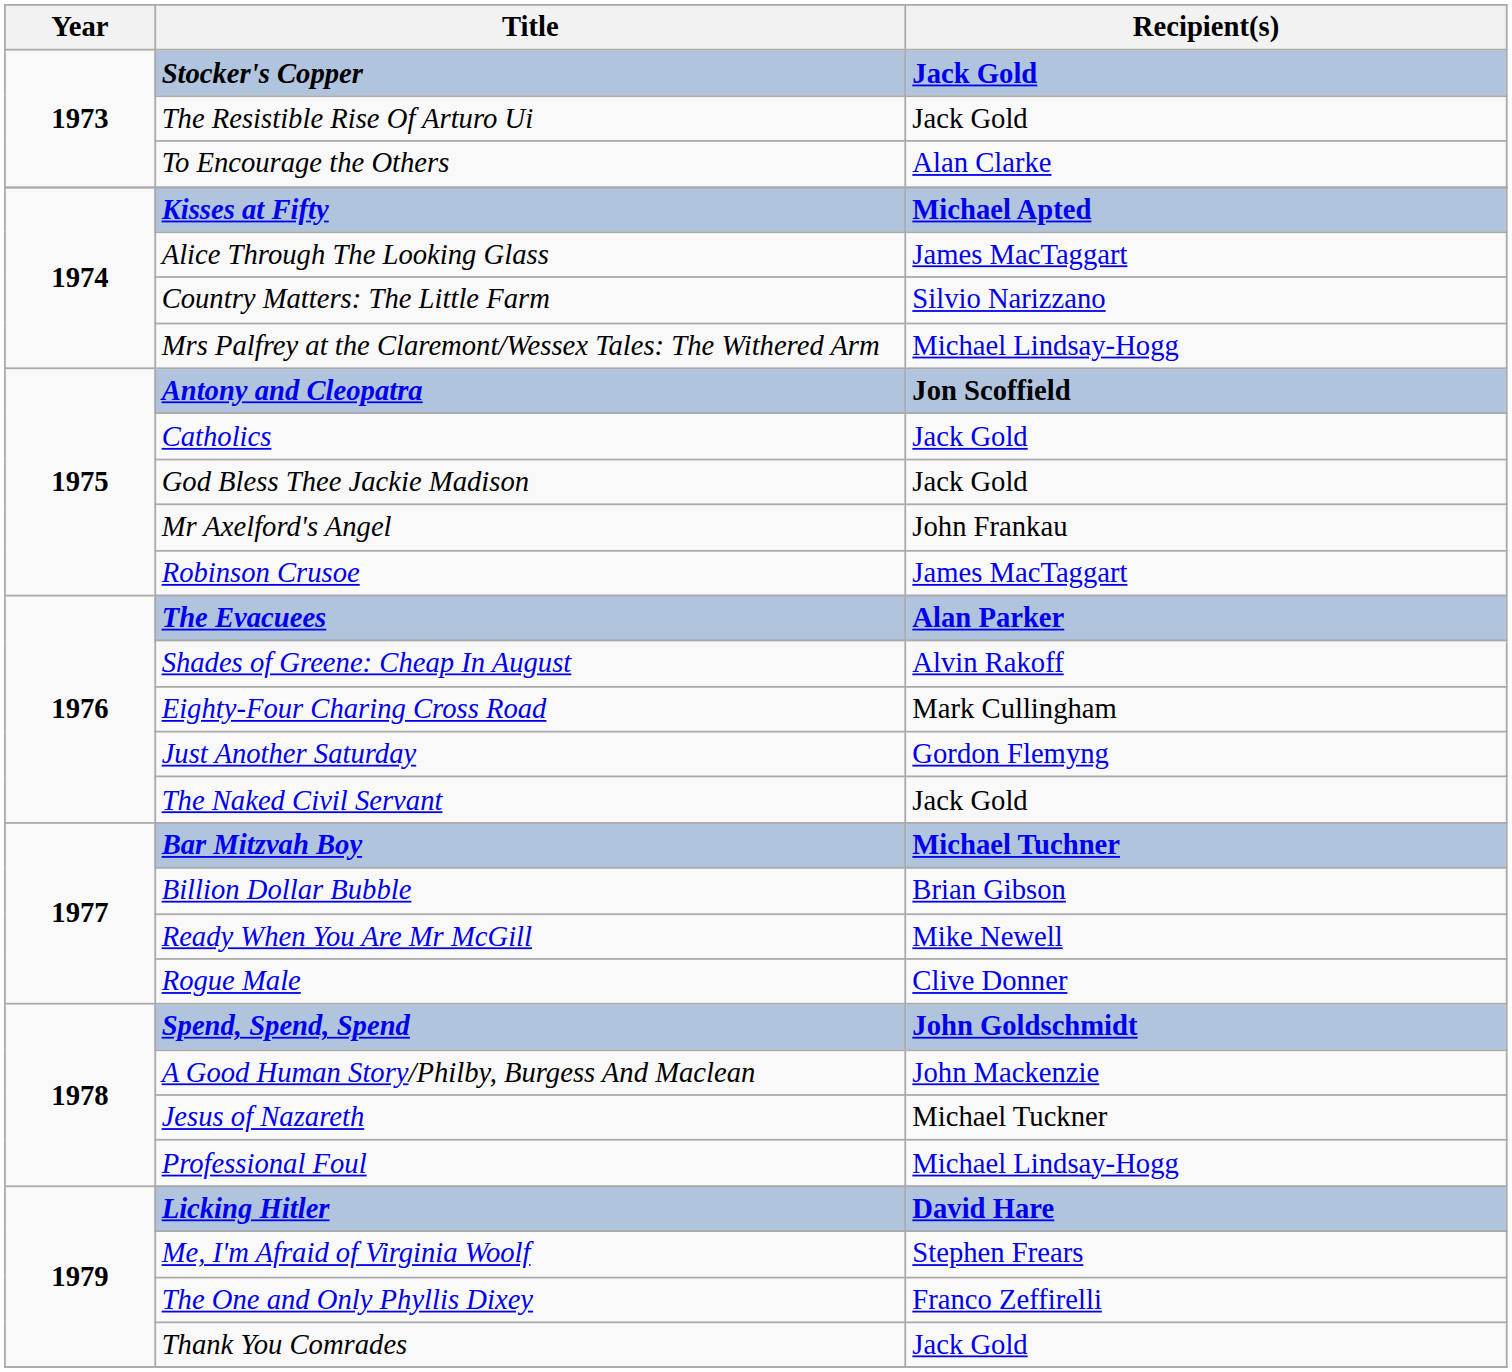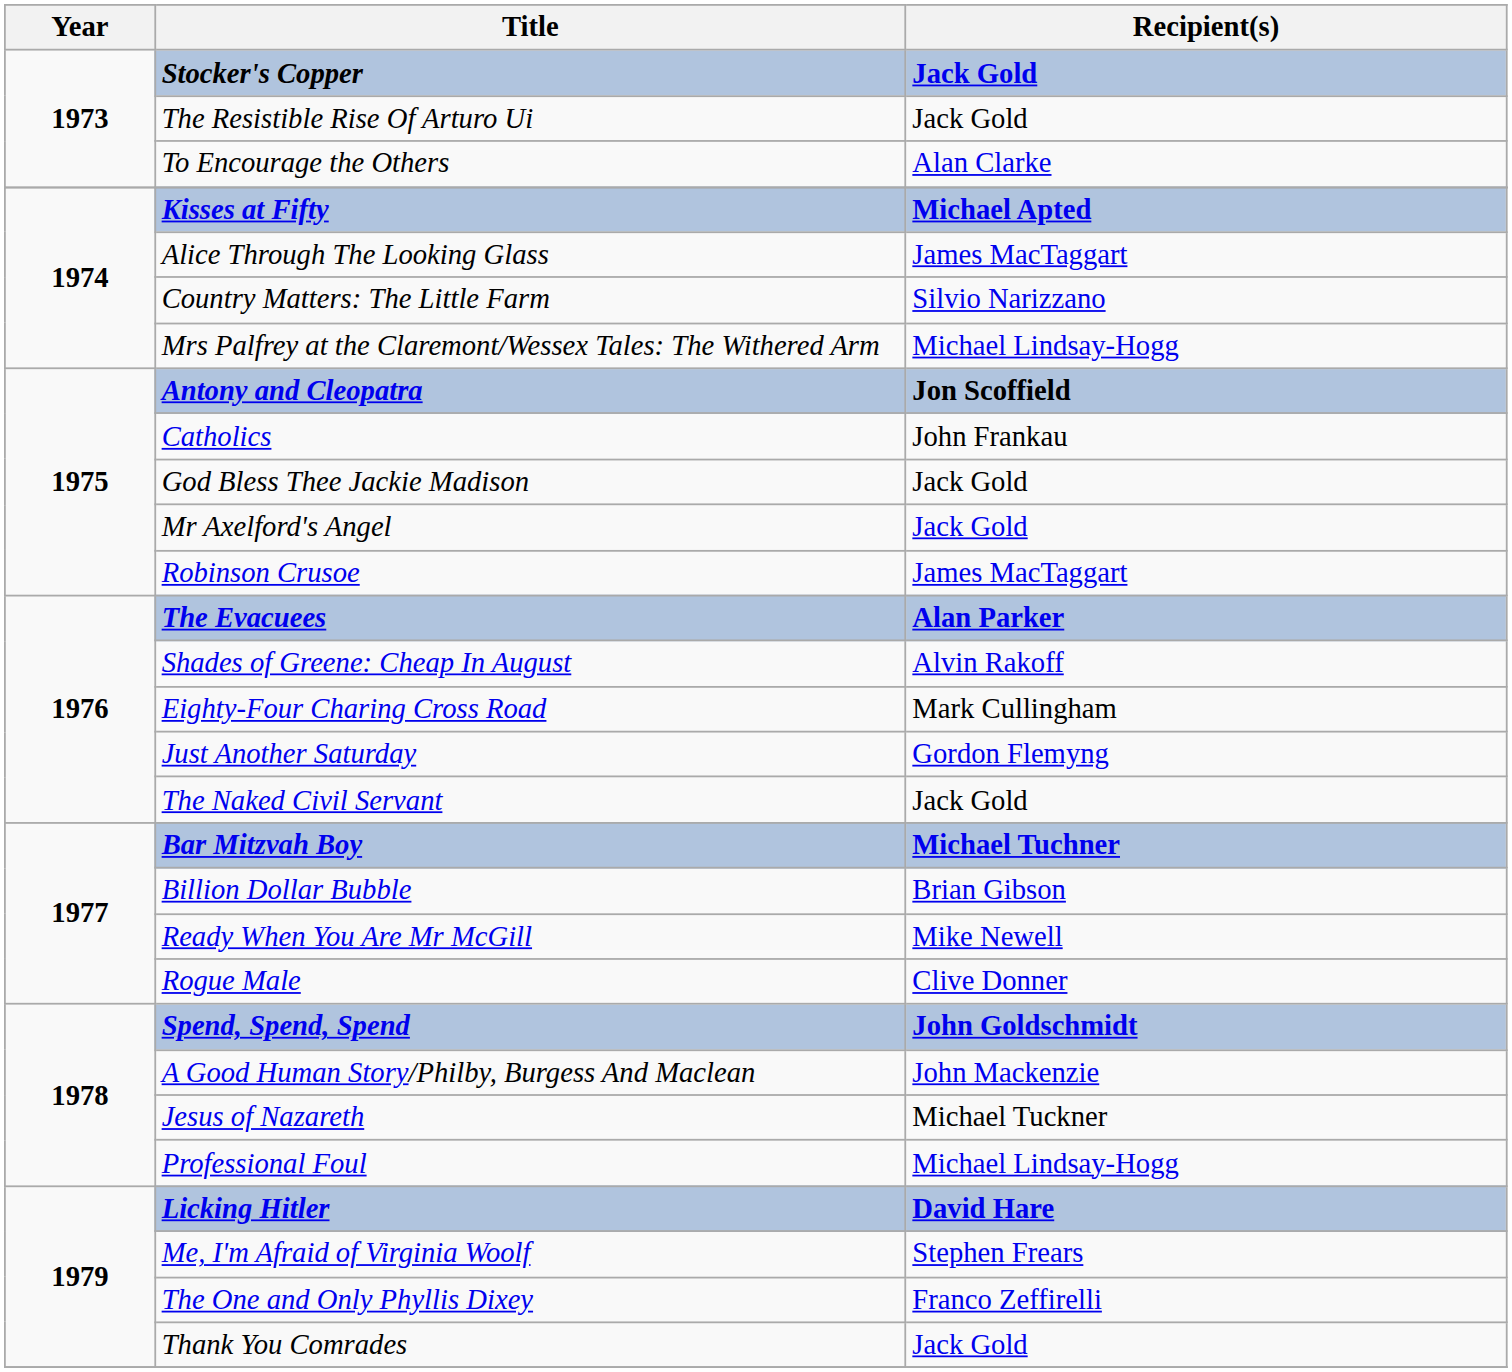(970, 436) Jack Gold -> (990, 436) John Frankau
(990, 526) John Frankau -> (970, 526) Jack Gold
